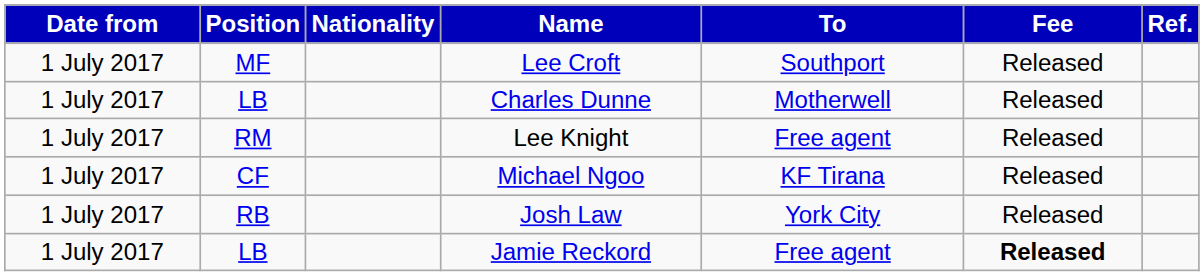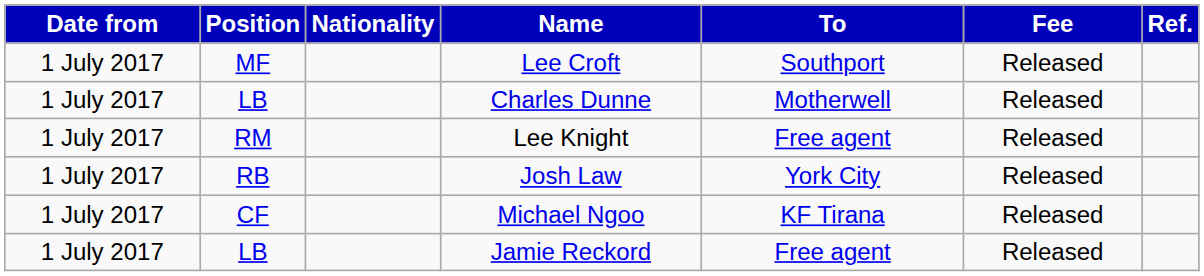rows swapped: (571, 214) <-> (571, 176)
(1053, 252) bold -> (1053, 252) normal
